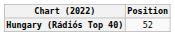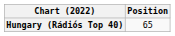(148, 25) 52 -> (148, 25) 65
